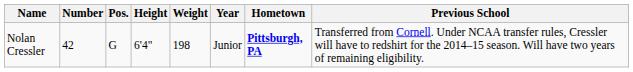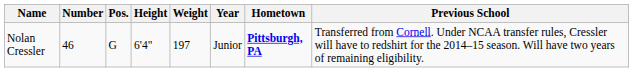(68, 44) 42 -> (68, 44) 46
(181, 44) 198 -> (181, 44) 197
